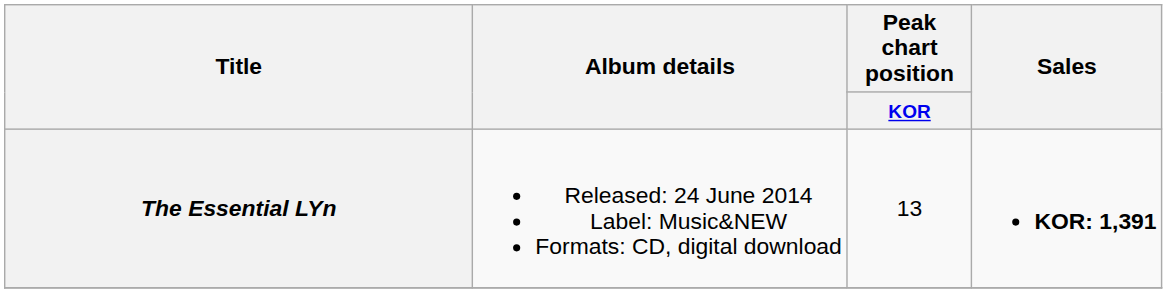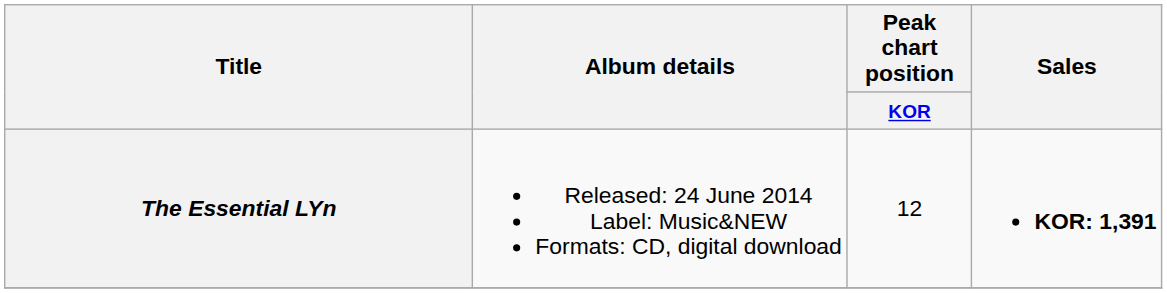(910, 208) 13 -> (910, 208) 12
